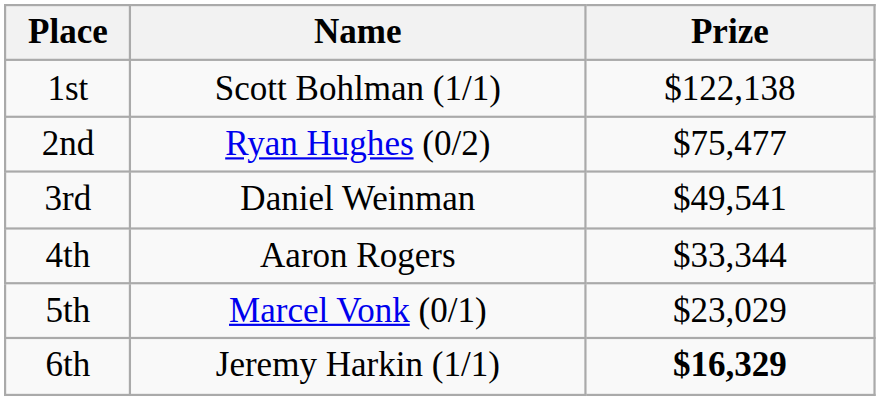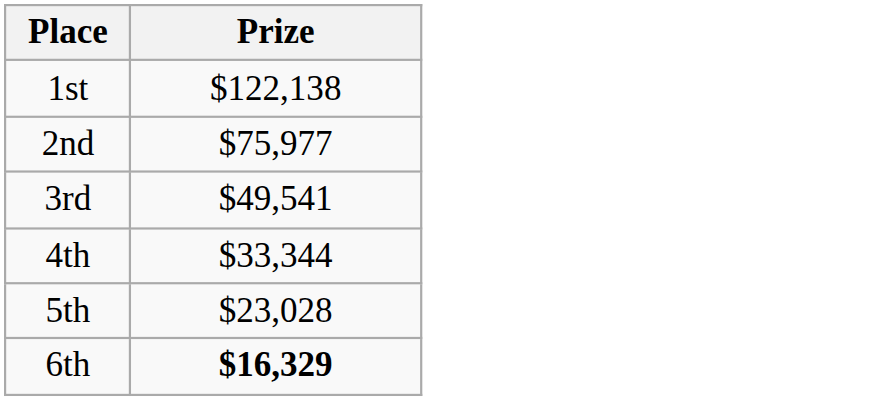- column: (358, 32)
(730, 143) $75,477 -> (276, 143) $75,977
(730, 310) $23,029 -> (276, 310) $23,028
